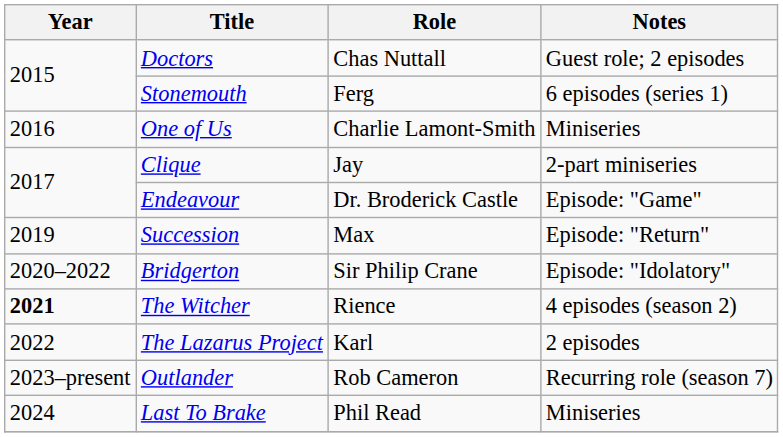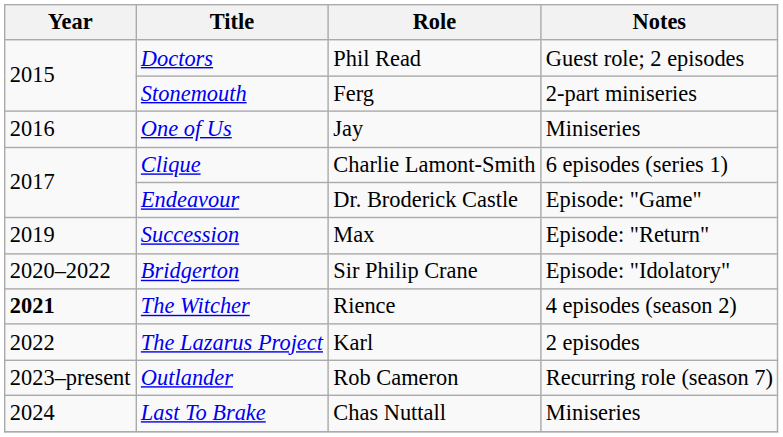(390, 57) Chas Nuttall -> (377, 57) Phil Read
(637, 93) 6 episodes (series 1) -> (621, 93) 2-part miniseries
(434, 128) Charlie Lamont-Smith -> (348, 128) Jay
(348, 164) Jay -> (434, 164) Charlie Lamont-Smith
(621, 164) 2-part miniseries -> (637, 164) 6 episodes (series 1)
(377, 413) Phil Read -> (390, 413) Chas Nuttall
